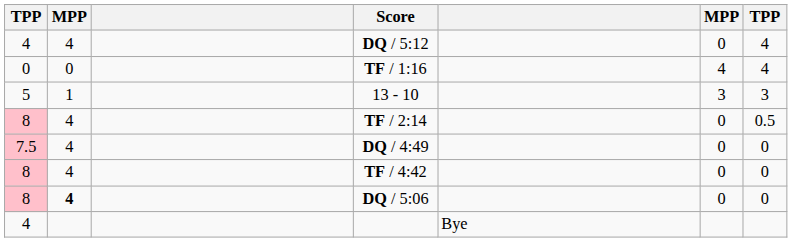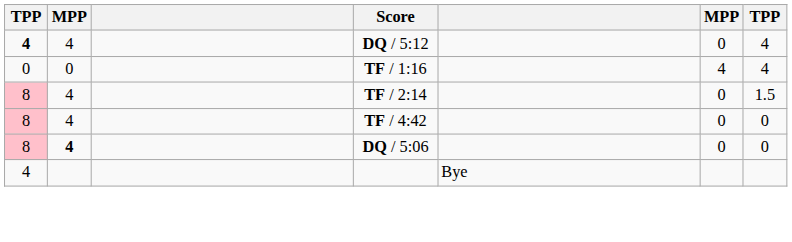(26, 43) normal -> (26, 43) bold
- row: (395, 95)
(765, 120) 0.5 -> (765, 95) 1.5
- row: (395, 146)
